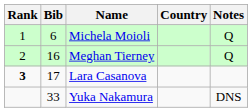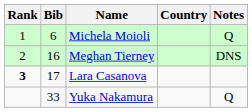(229, 55) Q -> (229, 55) DNS
(229, 96) DNS -> (229, 96) Q
